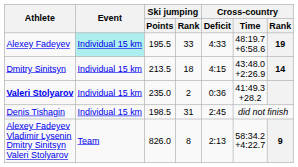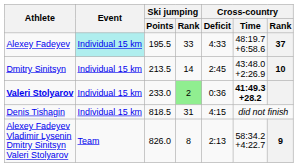(280, 45) 19 -> (280, 45) 37
(189, 69) 18 -> (189, 69) 14
(217, 69) 4:15 -> (217, 69) 2:45
(280, 69) 14 -> (280, 69) 10
(160, 93) 235.0 -> (160, 93) 233.0
(189, 93) no background -> (189, 93) lightgreen background
(250, 93) normal -> (250, 93) bold
(160, 112) 198.5 -> (160, 112) 818.5
(217, 112) 2:45 -> (217, 112) 4:15
